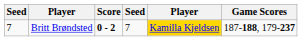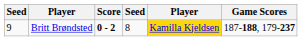(9, 28) 7 -> (9, 28) 9
(128, 28) 7 -> (128, 28) 8
